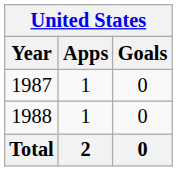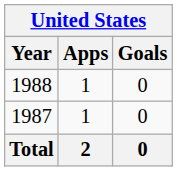rows swapped: (32, 85) <-> (32, 117)
